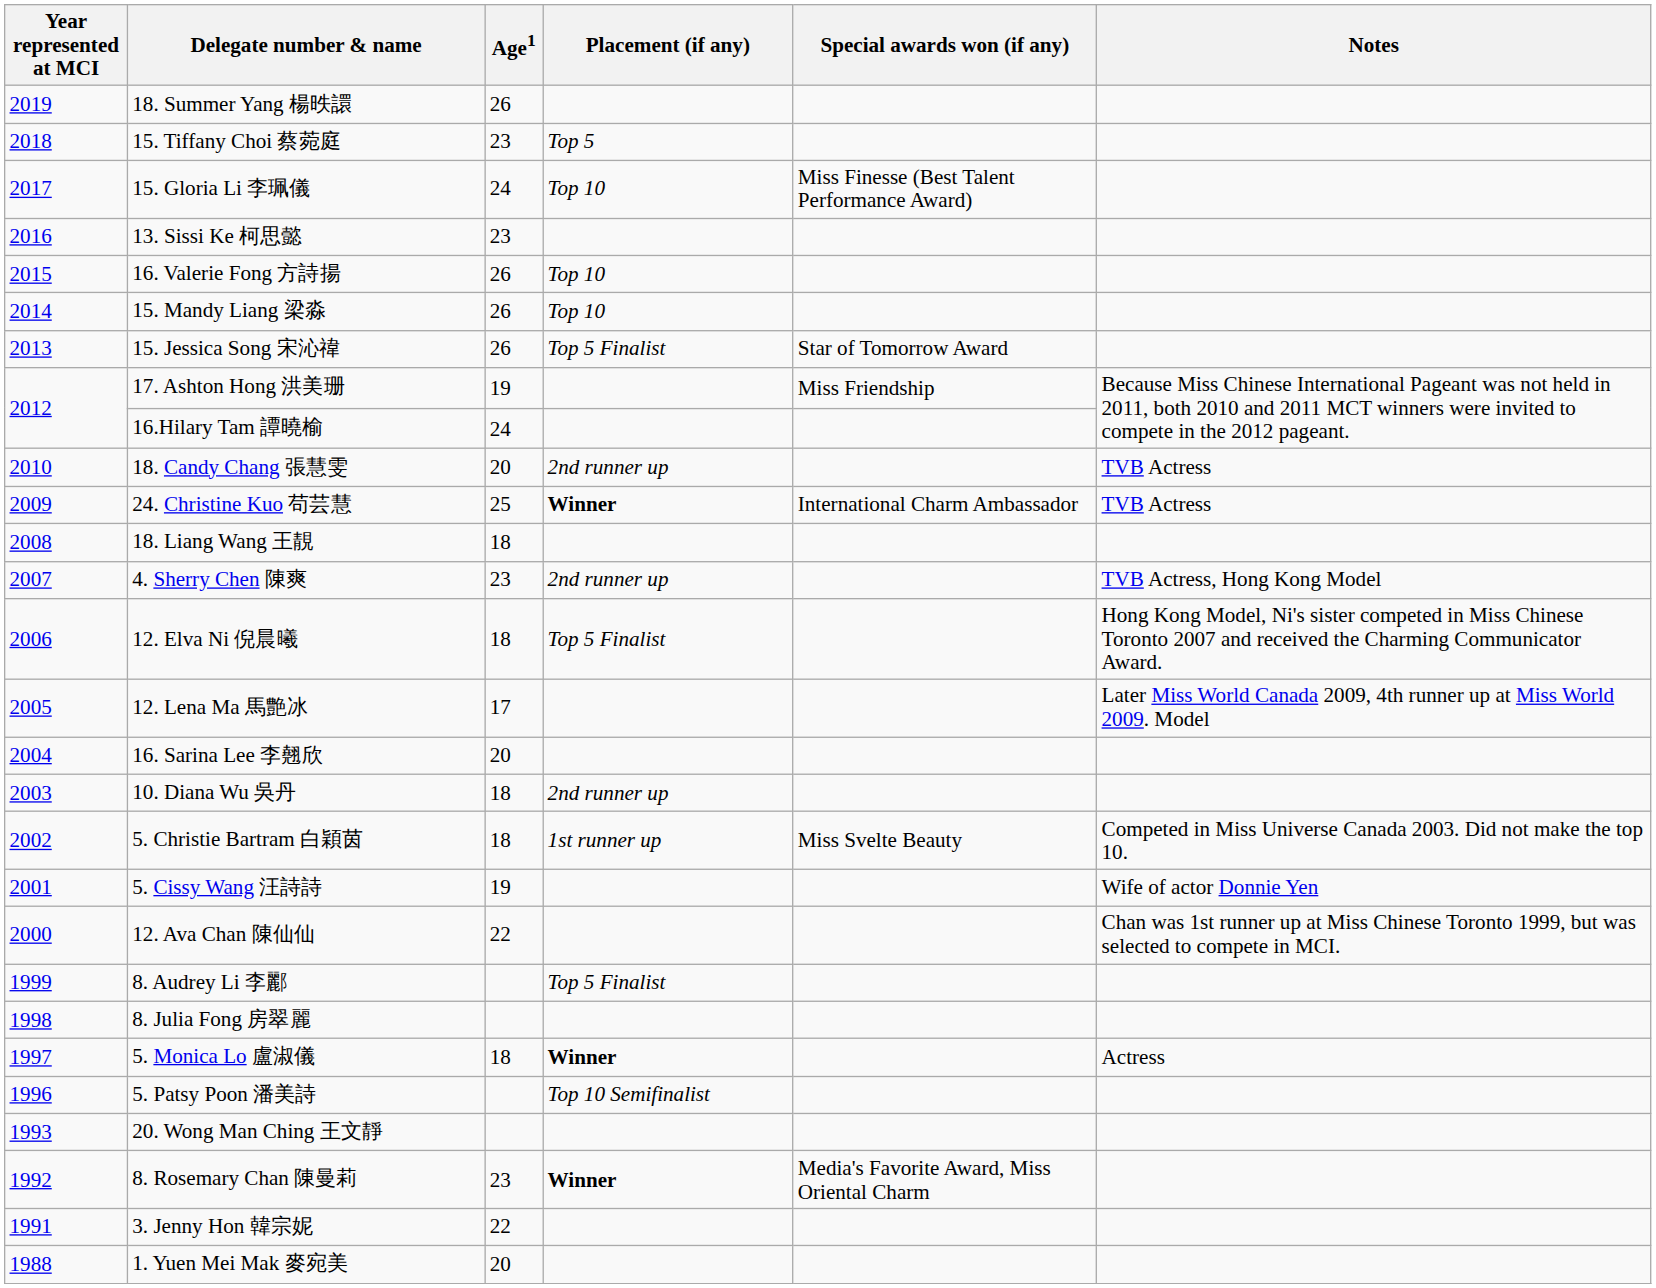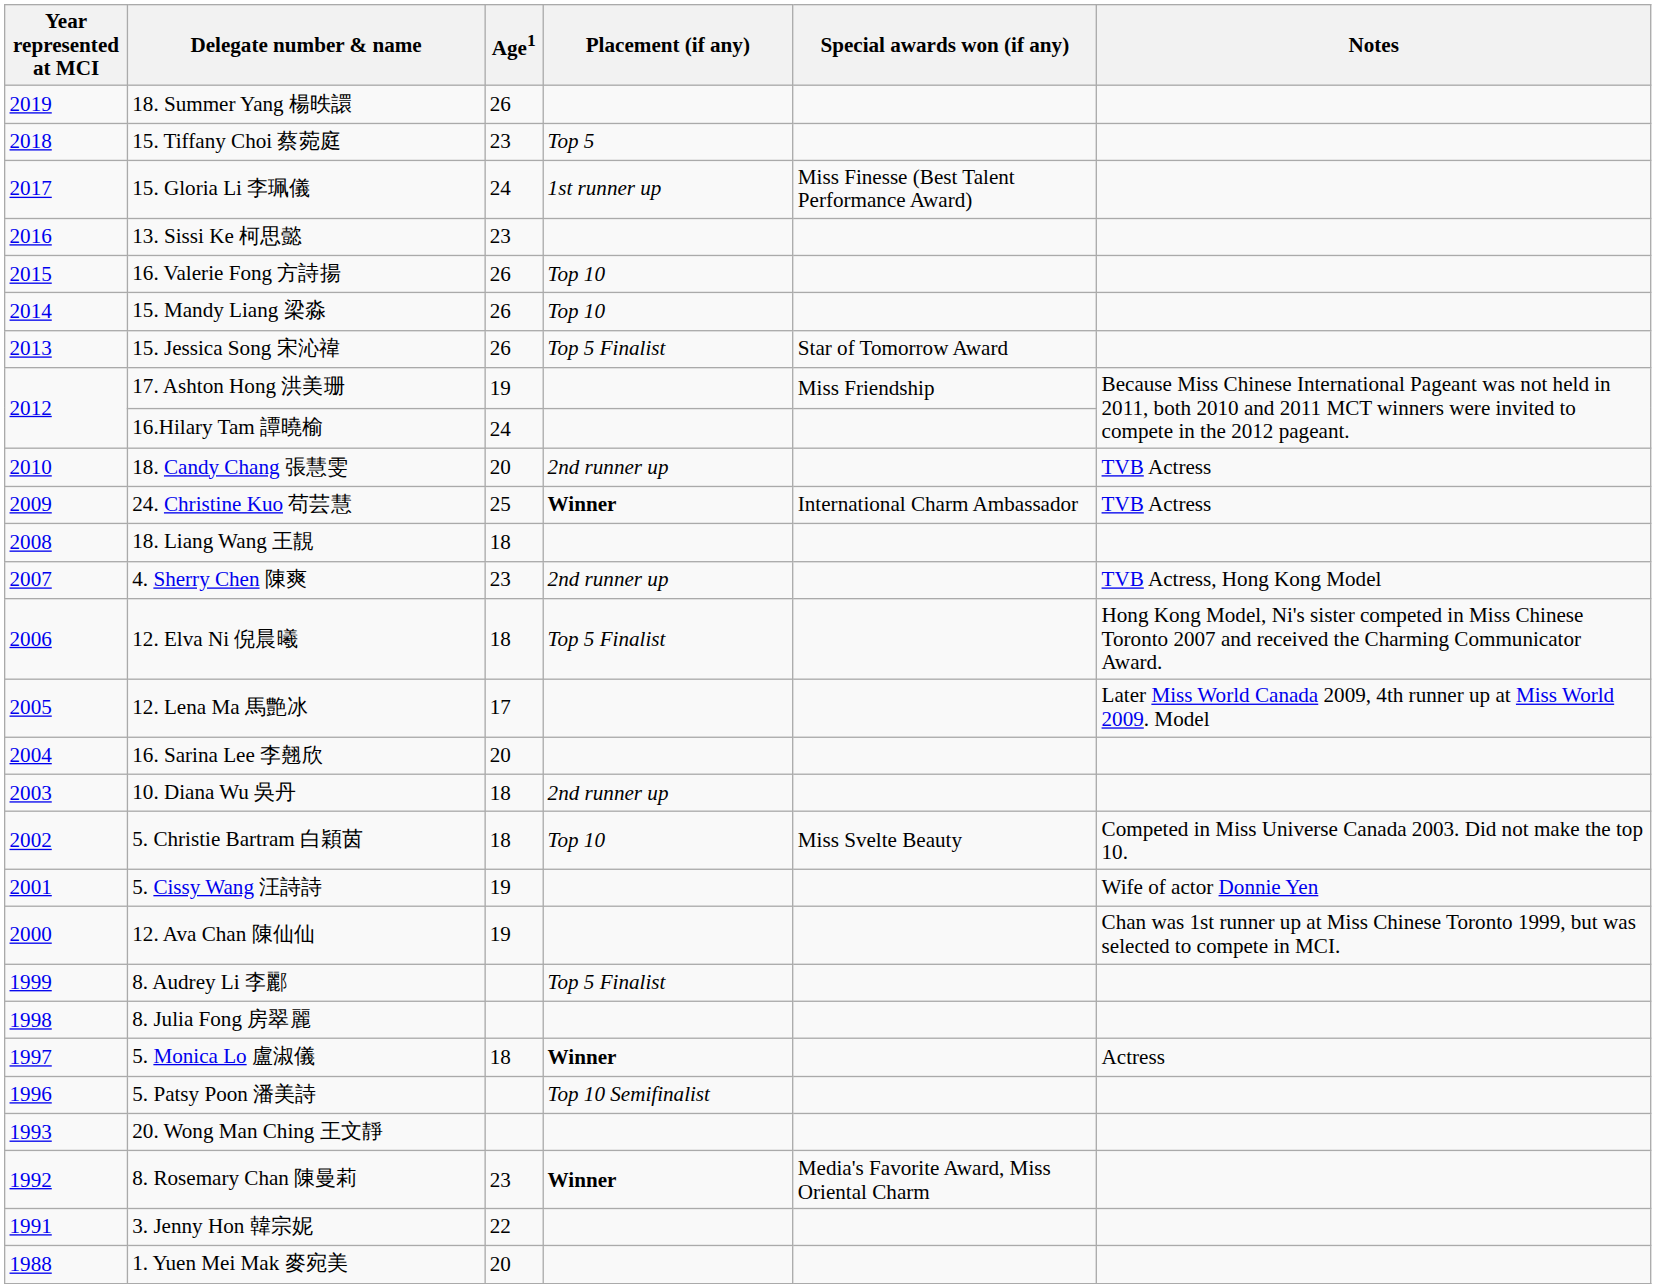(576, 189) Top 10 -> (605, 189) 1st runner up
(605, 840) 1st runner up -> (576, 840) Top 10
(500, 934) 22 -> (500, 934) 19
